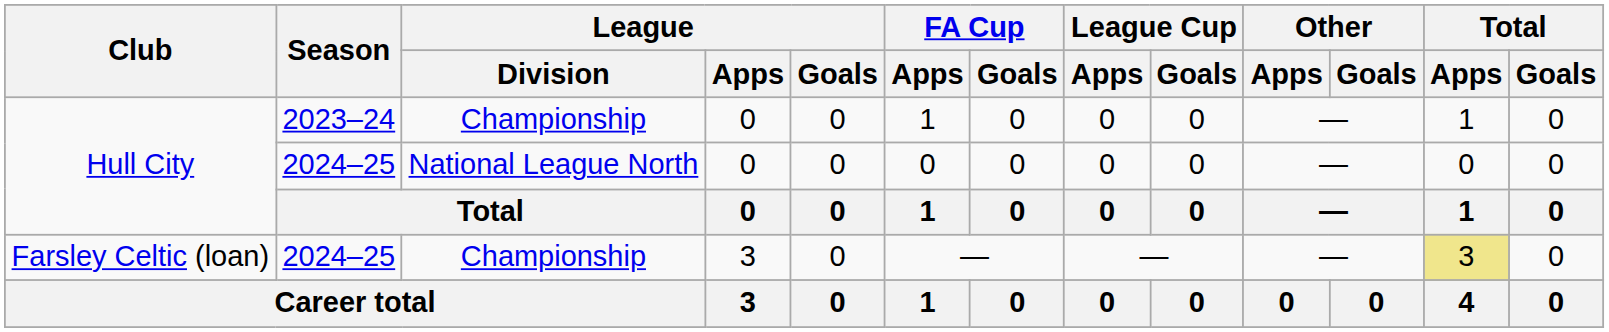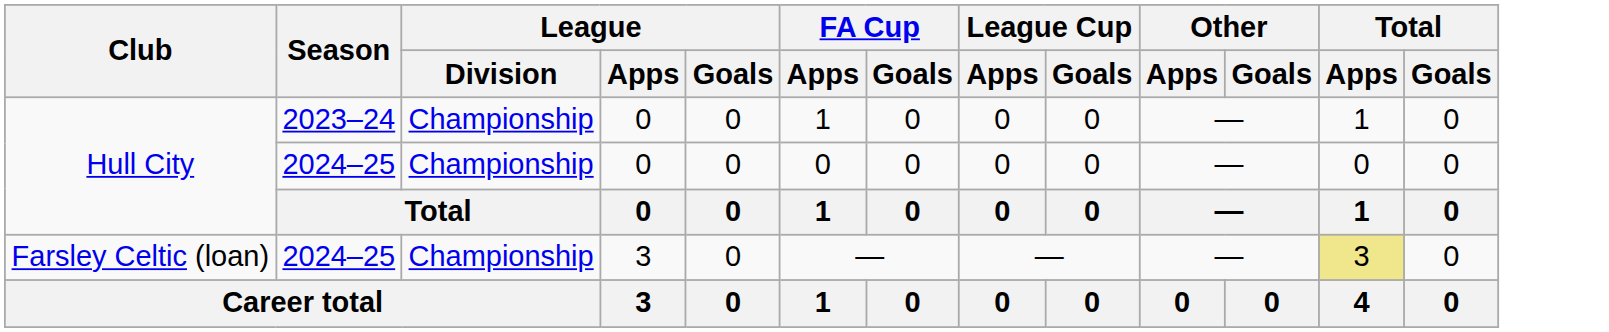(553, 165) National League North -> (501, 165) Championship
